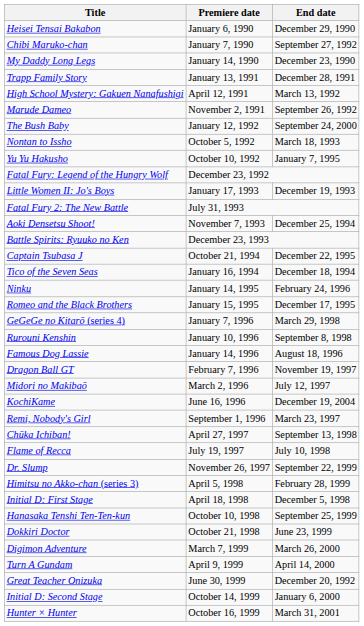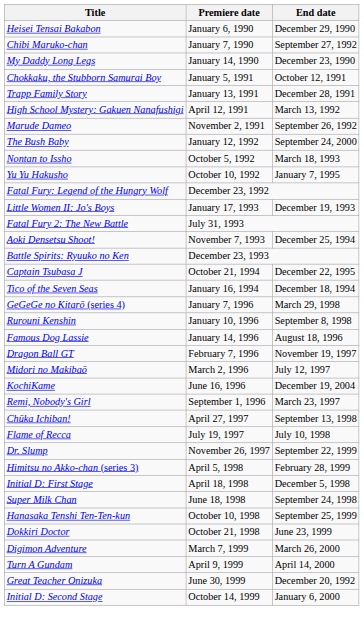+ row: (84, 77)
- row: (19, 288)
- row: (69, 304)
+ row: (42, 499)
- row: (42, 613)
